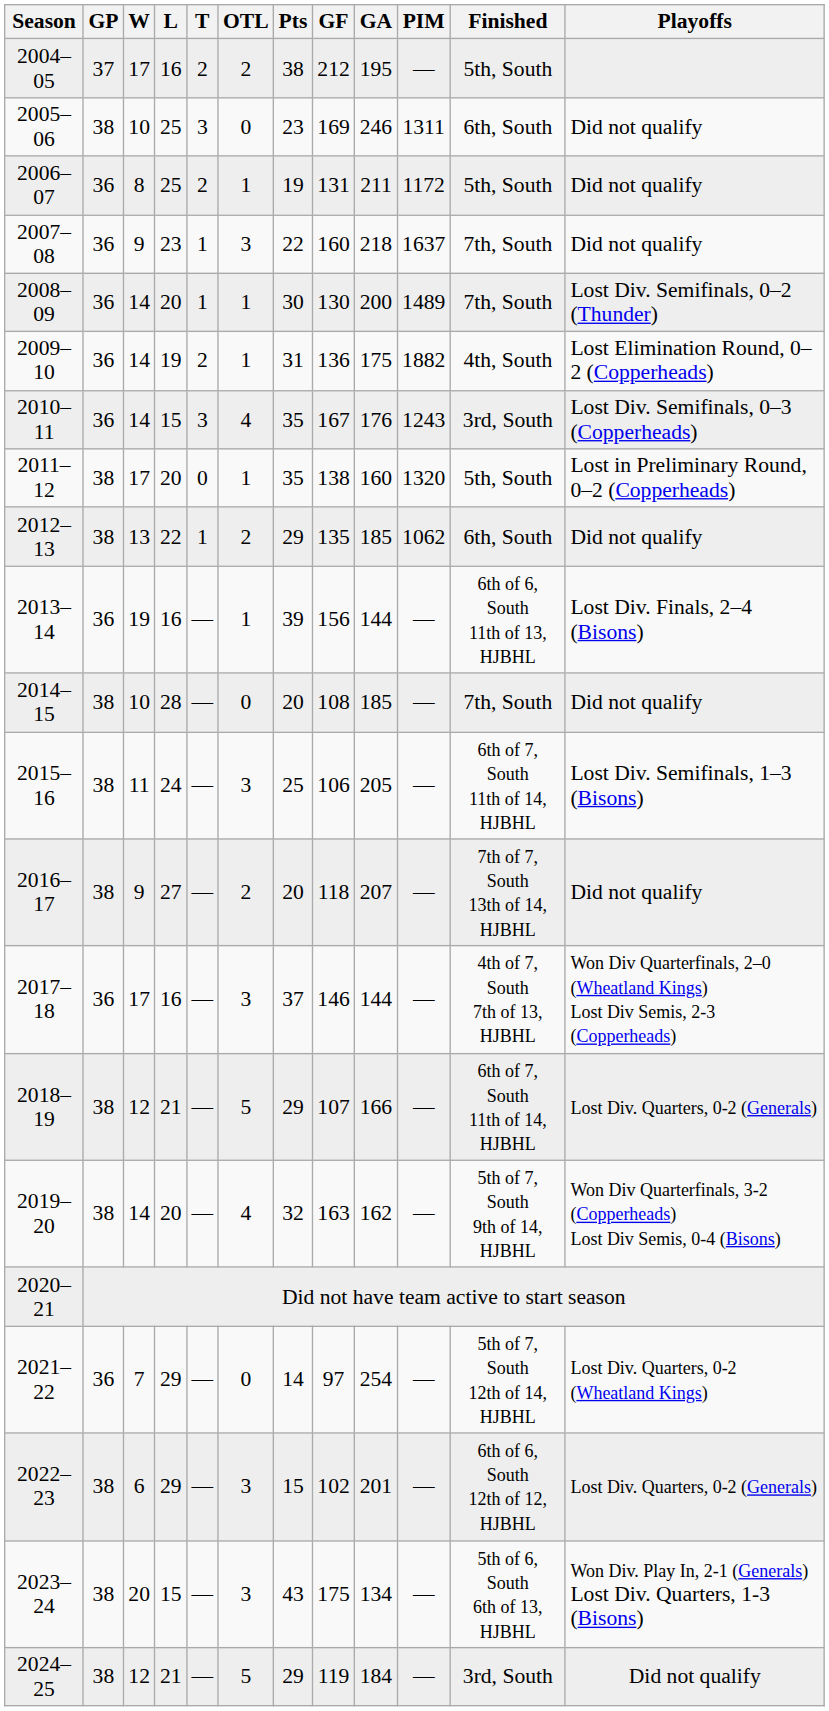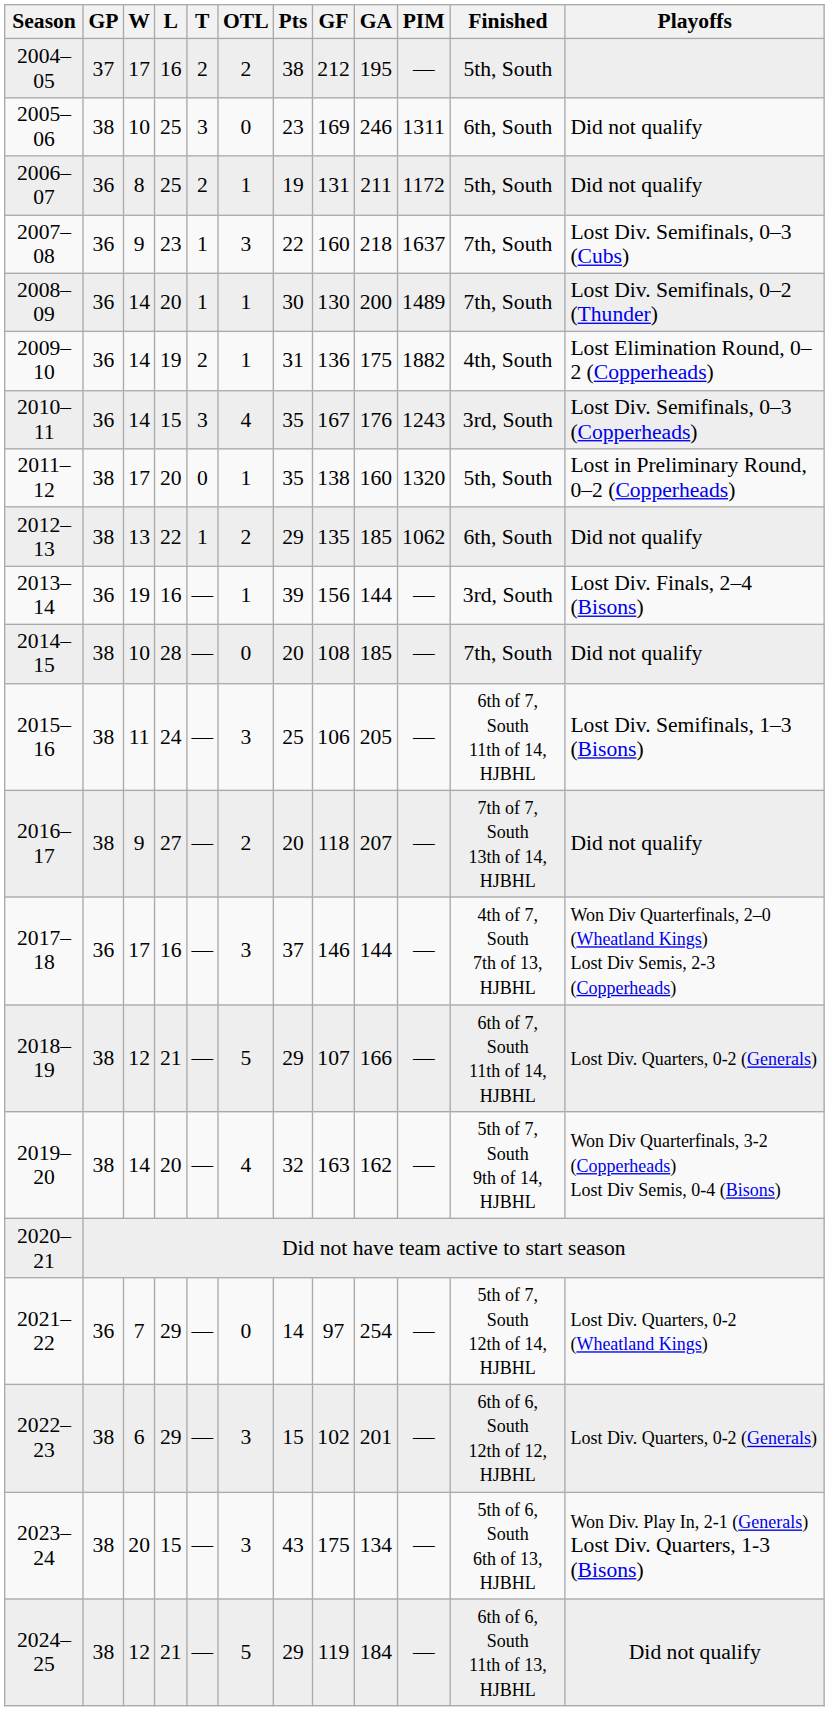(636, 243) Did not qualify -> (681, 243) Lost Div. Semifinals, 0–3 (Cubs)
(508, 620) 6th of 6, South 11th of 13, HJBHL -> (508, 595) 3rd, South
(508, 1676) 3rd, South -> (508, 1653) 6th of 6, South 11th of 13, HJBHL
